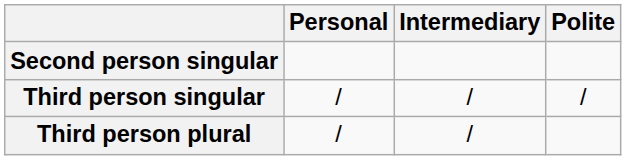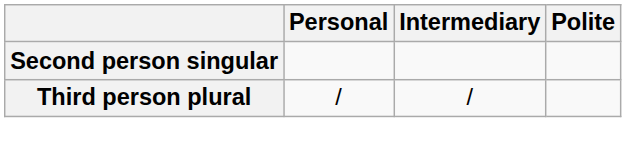- row: (144, 97)
